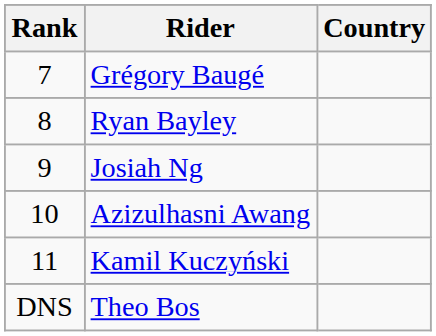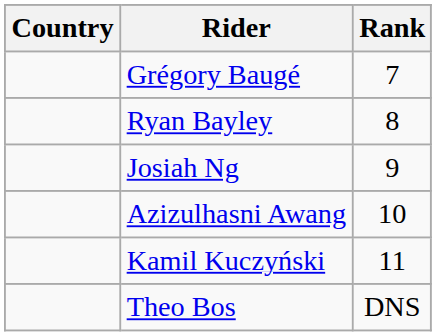columns swapped: (44, 27) <-> (374, 27)
